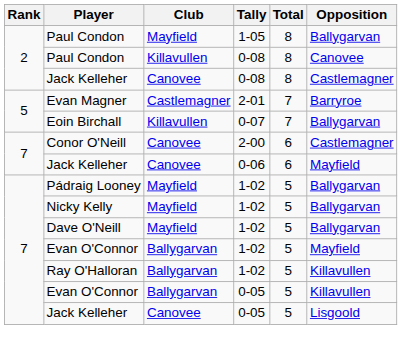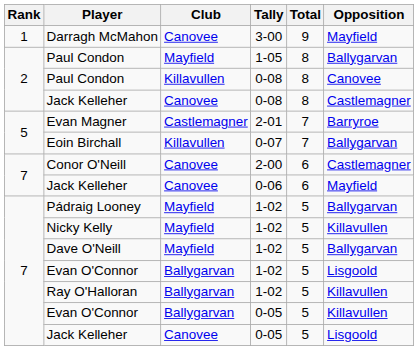+ row: (102, 36)
(345, 206) Ballygarvan -> (357, 228) Killavullen
(335, 249) Mayfield -> (352, 270) Lisgoold
